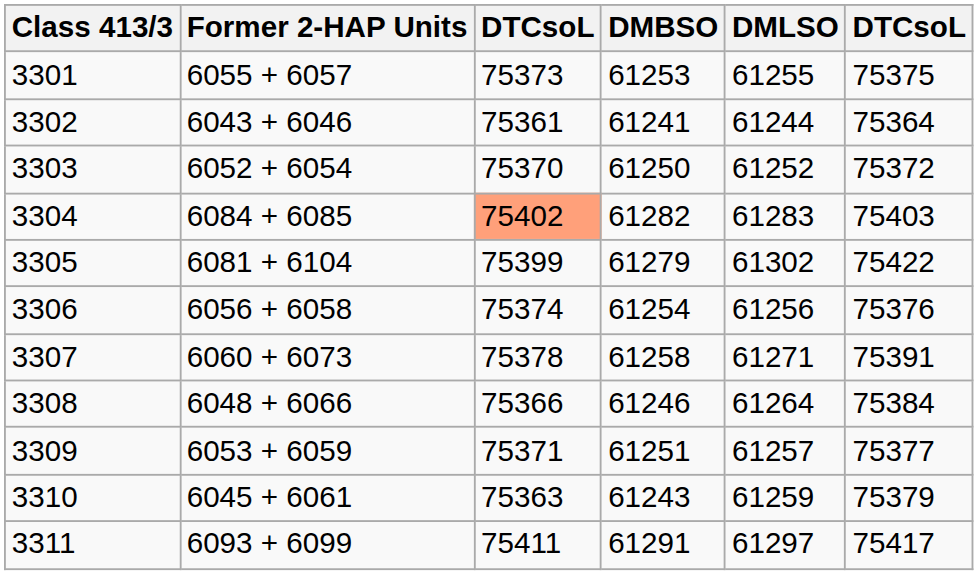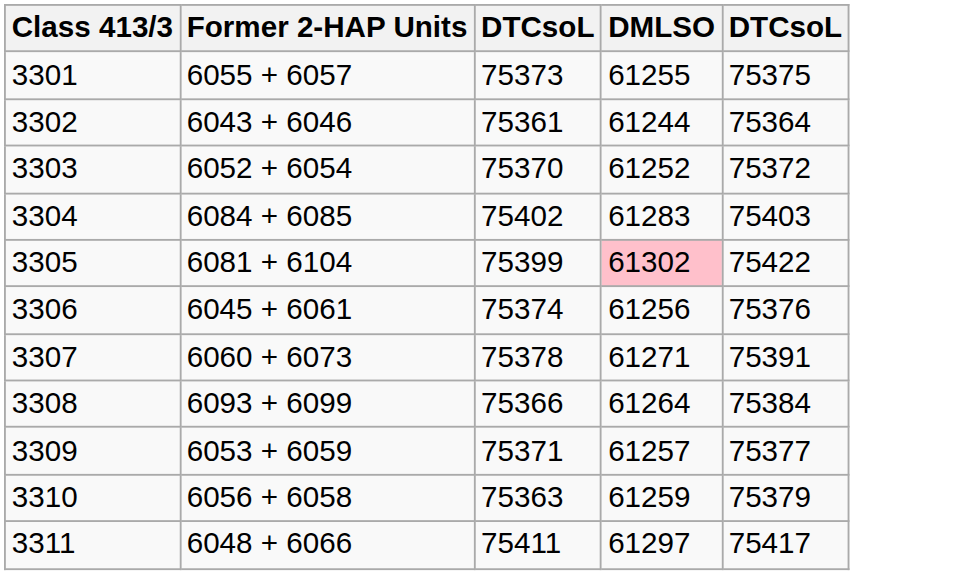- column: (663, 27)
(522, 215) lightsalmon background -> (522, 215) no background
(773, 262) no background -> (649, 262) pink background
(269, 309) 6056 + 6058 -> (269, 309) 6045 + 6061
(269, 403) 6048 + 6066 -> (269, 403) 6093 + 6099
(269, 497) 6045 + 6061 -> (269, 497) 6056 + 6058
(269, 544) 6093 + 6099 -> (269, 544) 6048 + 6066
